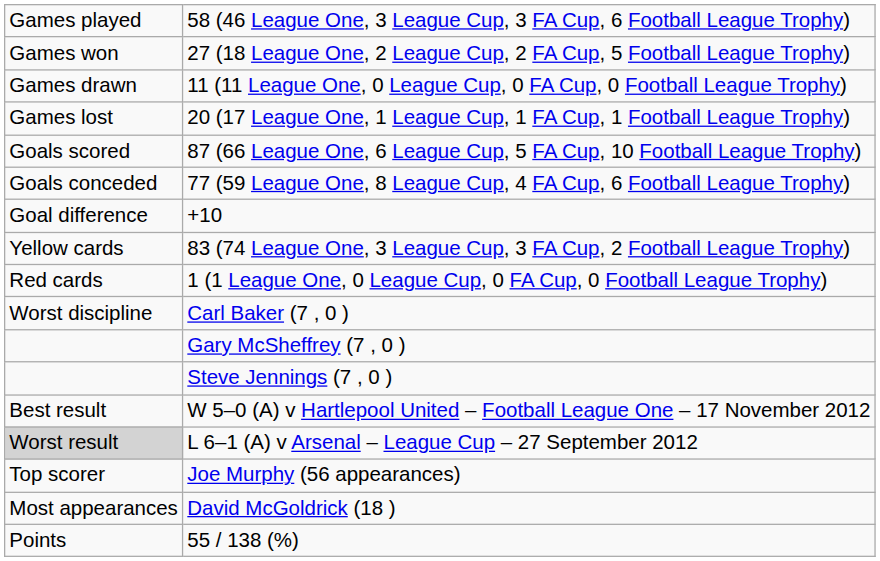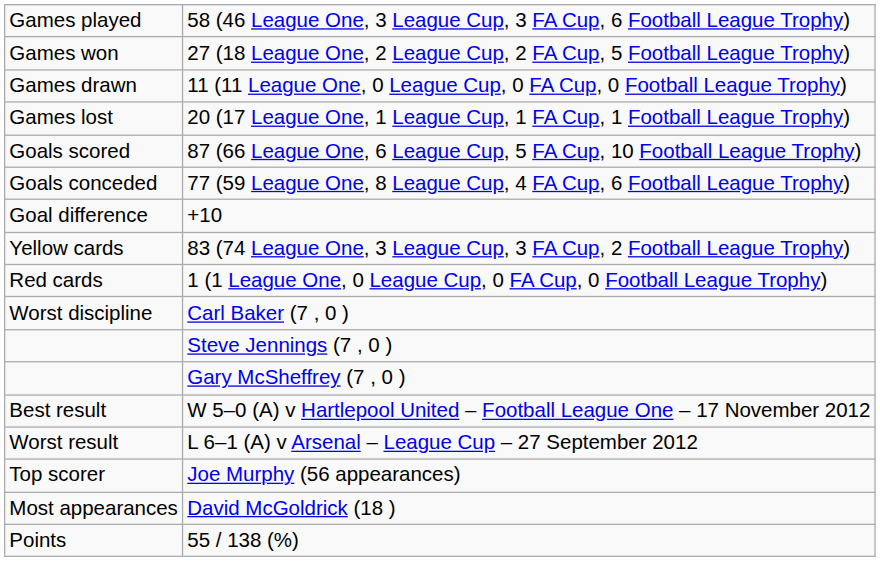rows swapped: (290, 378) <-> (296, 345)
(64, 442) lightgrey background -> (64, 442) no background
